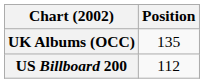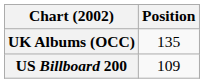(169, 66) 112 -> (169, 66) 109
